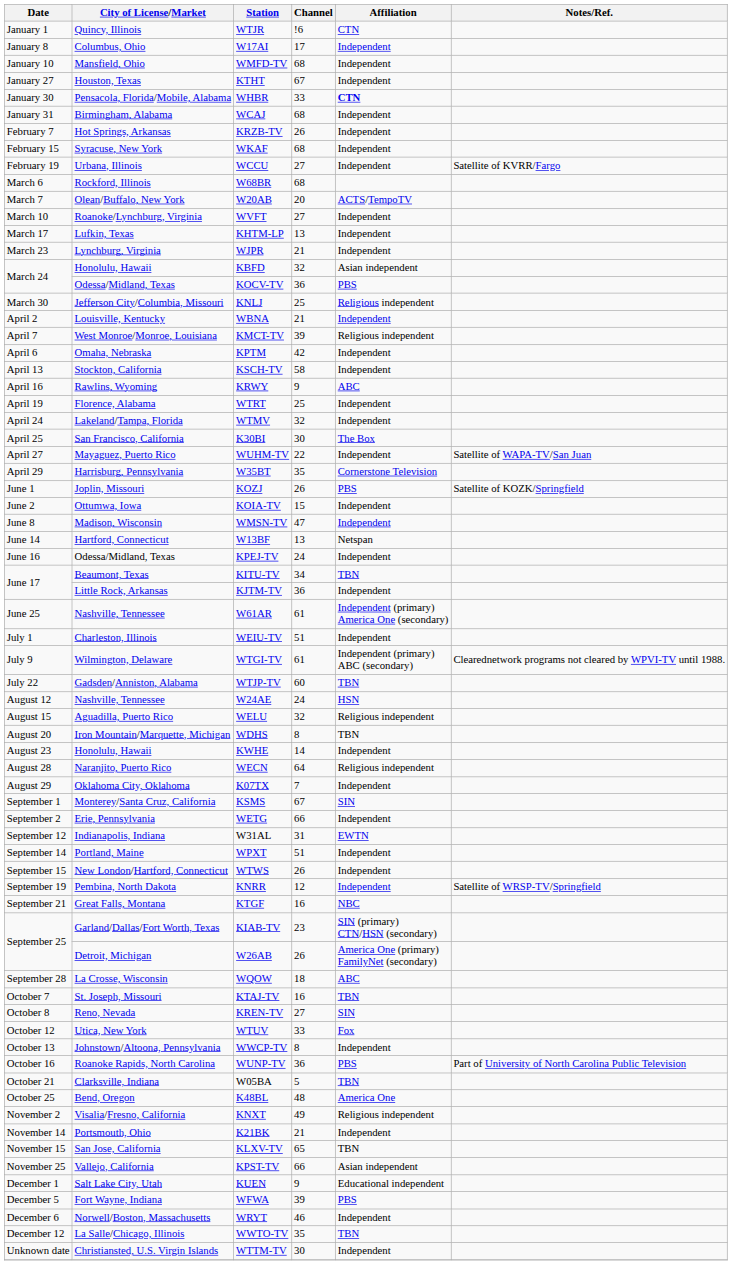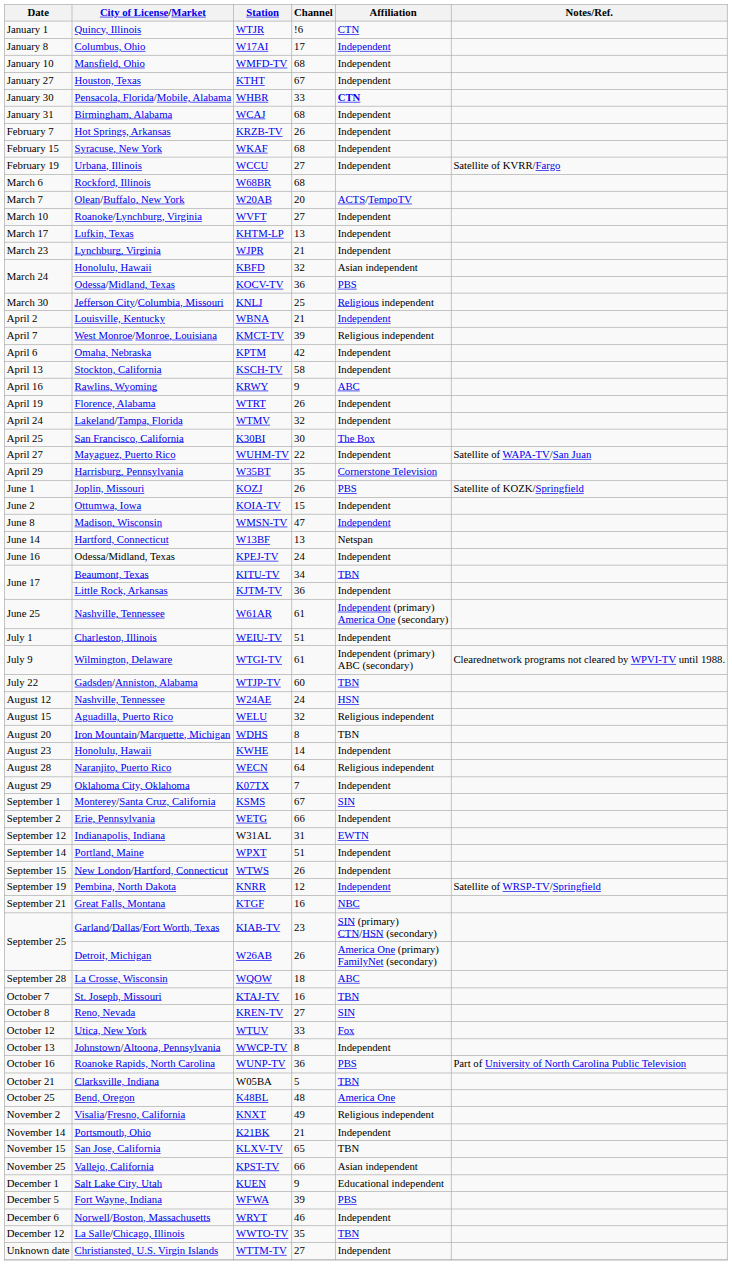(299, 404) 25 -> (299, 404) 26
(299, 1251) 30 -> (299, 1251) 27
